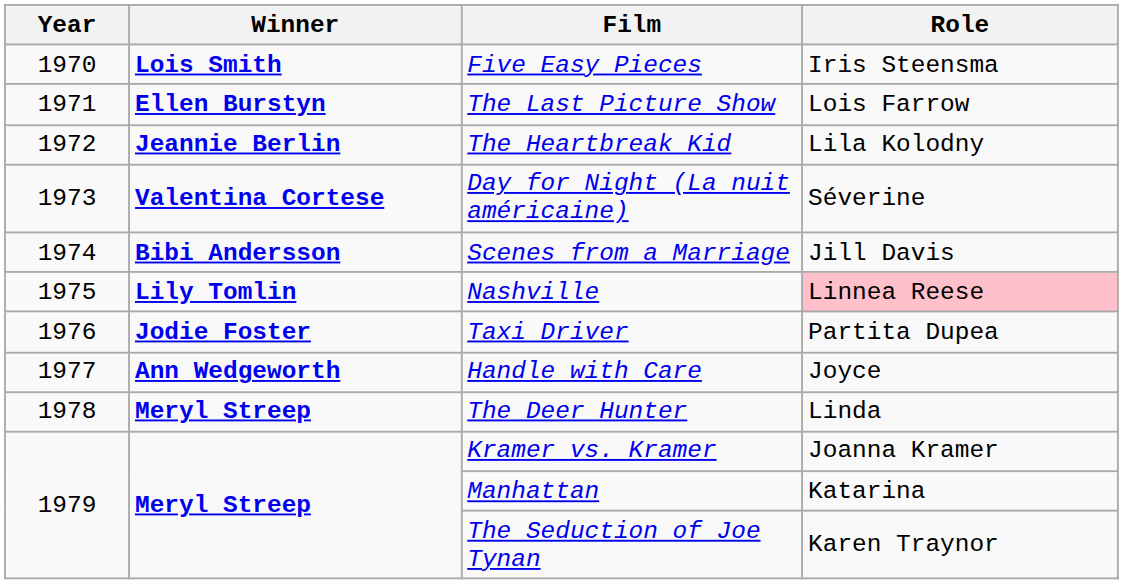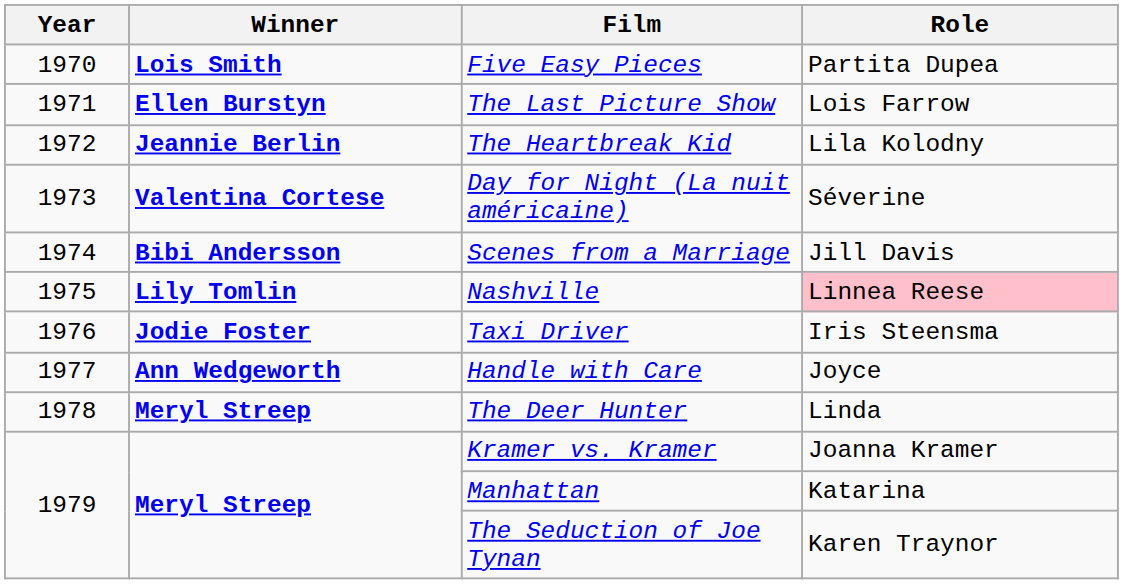(903, 65) Iris Steensma -> (903, 65) Partita Dupea
(903, 332) Partita Dupea -> (903, 332) Iris Steensma
